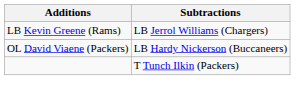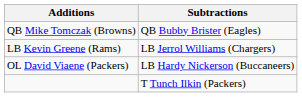+ row: (71, 30)
